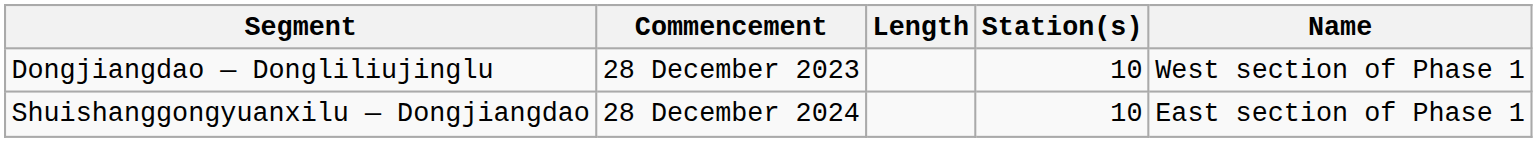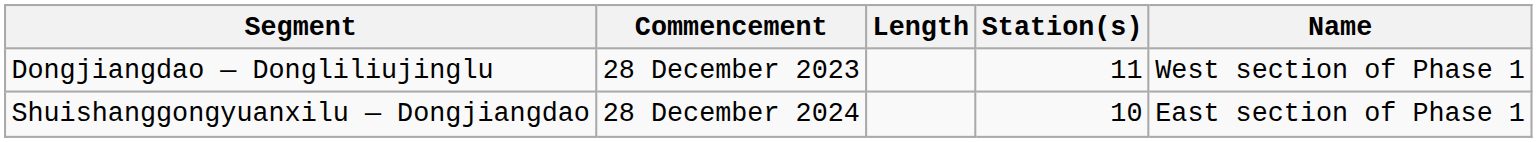(1126, 70) 10 -> (1126, 70) 11
